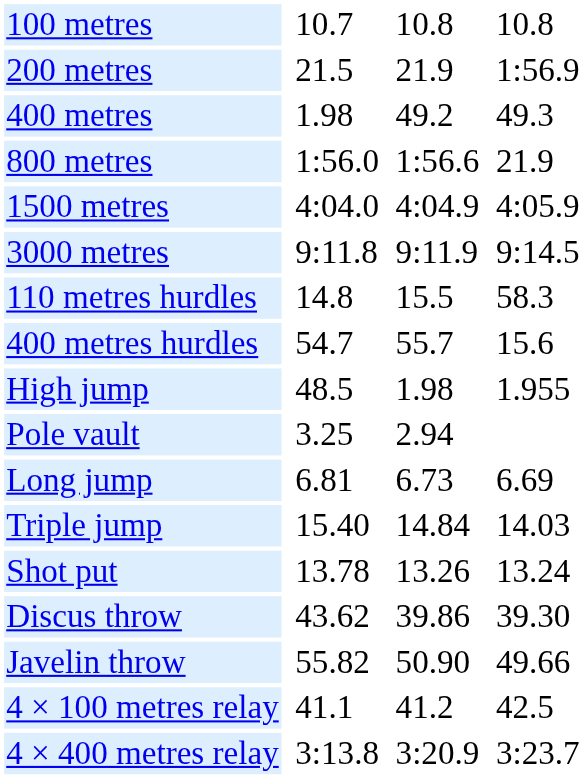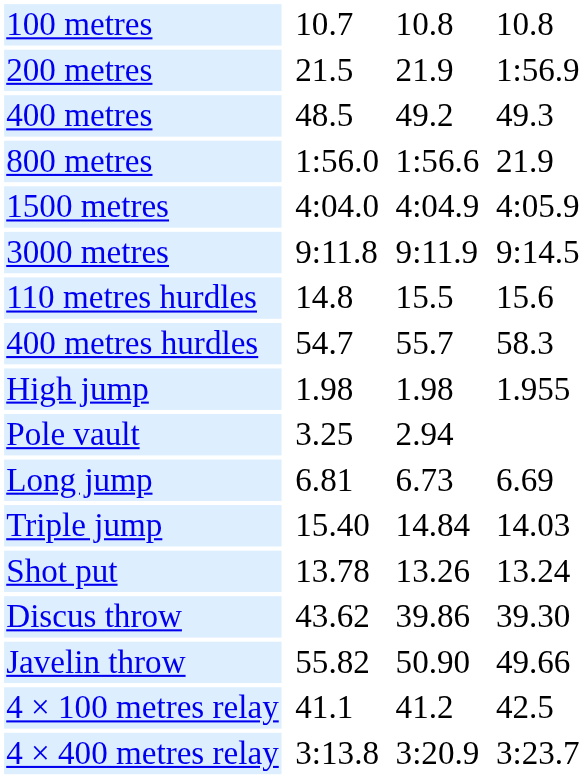(324, 115) 1.98 -> (324, 115) 48.5
(525, 297) 58.3 -> (525, 297) 15.6
(525, 343) 15.6 -> (525, 343) 58.3
(324, 388) 48.5 -> (324, 388) 1.98
